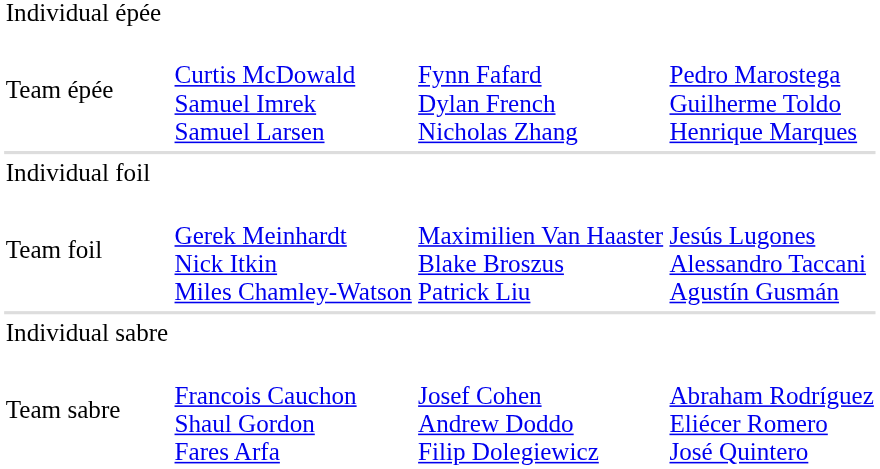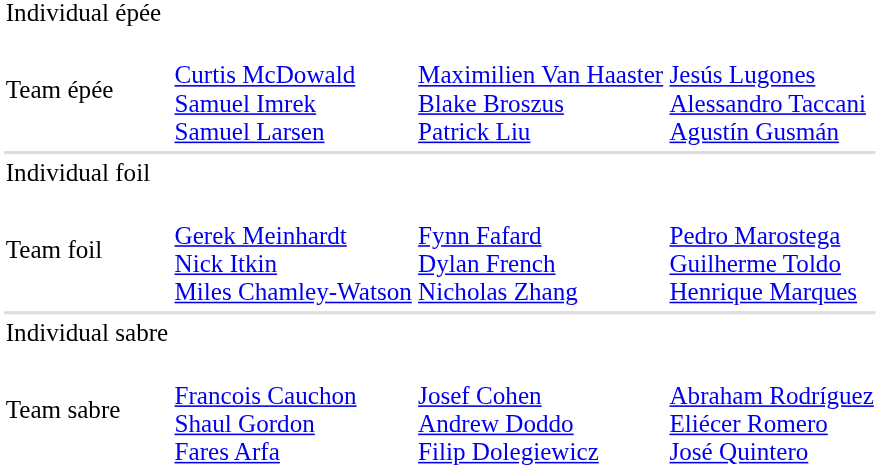(498, 103) Fynn Fafard Dylan French Nicholas Zhang -> (541, 103) Maximilien Van Haaster Blake Broszus Patrick Liu
(763, 103) Pedro Marostega Guilherme Toldo Henrique Marques -> (768, 103) Jesús Lugones Alessandro Taccani Agustín Gusmán
(541, 263) Maximilien Van Haaster Blake Broszus Patrick Liu -> (498, 263) Fynn Fafard Dylan French Nicholas Zhang
(768, 263) Jesús Lugones Alessandro Taccani Agustín Gusmán -> (763, 263) Pedro Marostega Guilherme Toldo Henrique Marques
